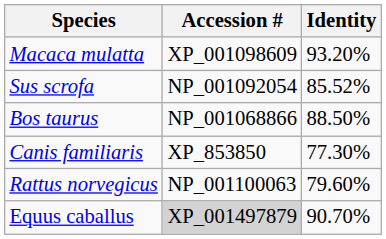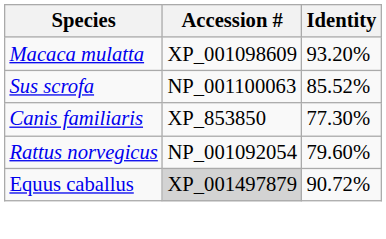(232, 86) NP_001092054 -> (232, 86) NP_001100063
- row: (54, 119)
(232, 184) NP_001100063 -> (232, 151) NP_001092054
(338, 217) 90.70% -> (338, 184) 90.72%
